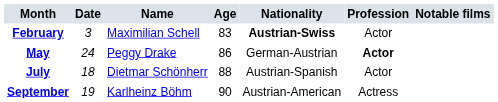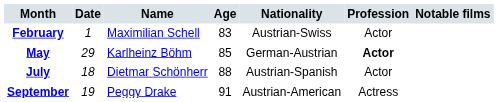(88, 33) 3 -> (88, 33) 1
(292, 33) bold -> (292, 33) normal
(88, 52) 24 -> (88, 52) 29
(142, 52) Peggy Drake -> (149, 52) Karlheinz Böhm
(225, 52) 86 -> (225, 52) 85
(149, 91) Karlheinz Böhm -> (142, 91) Peggy Drake
(225, 91) 90 -> (225, 91) 91
